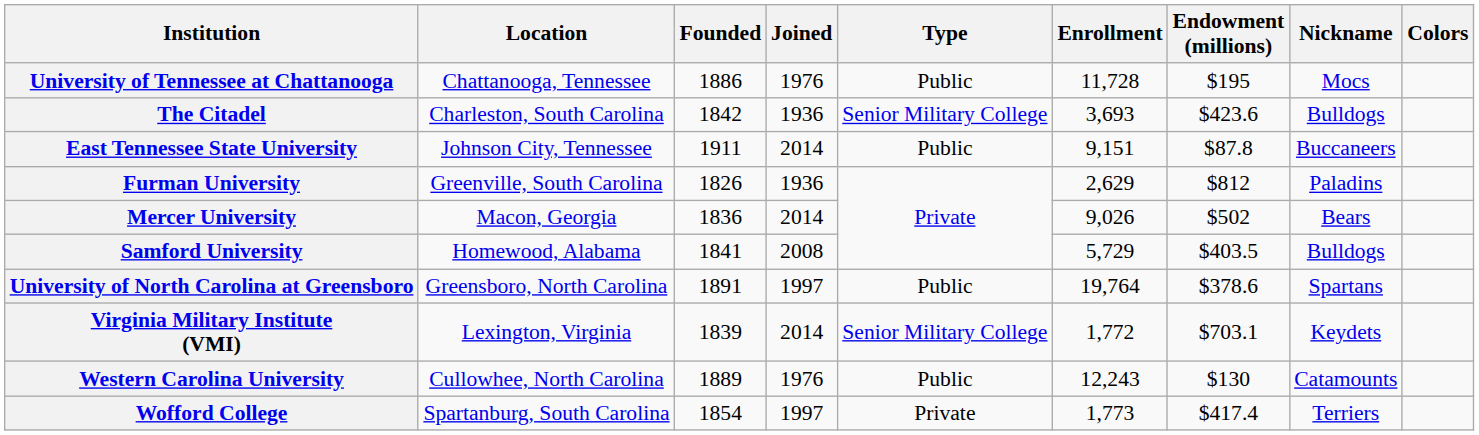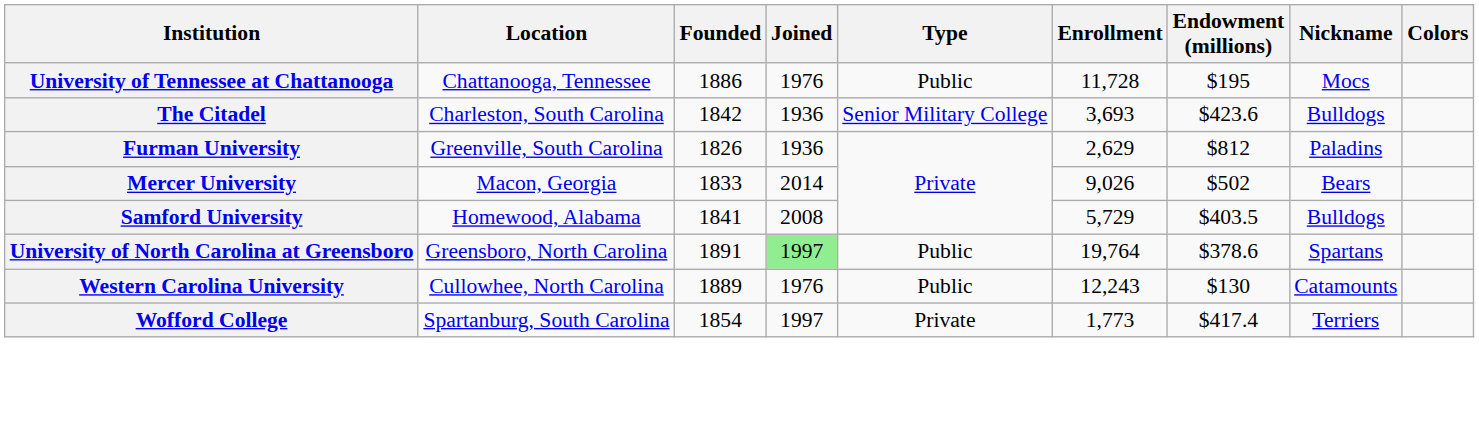- row: (212, 148)
(720, 217) 1836 -> (720, 182) 1833
(802, 285) no background -> (802, 251) lightgreen background
- row: (212, 332)
